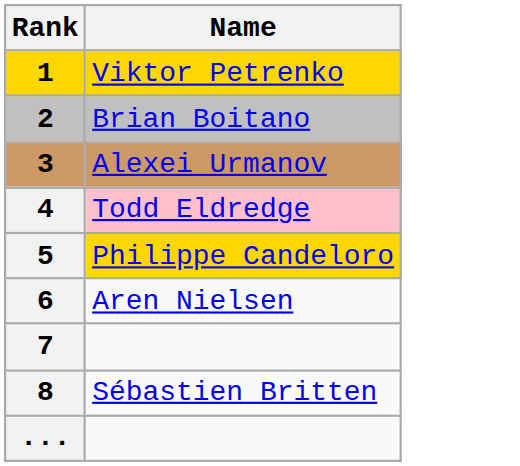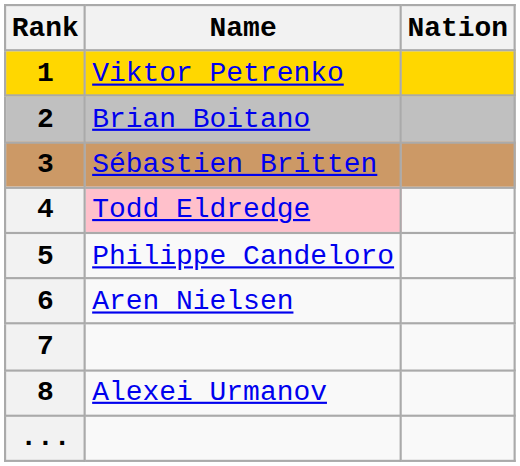+ column: (458, 28)
(210, 165) Alexei Urmanov -> (235, 165) Sébastien Britten
(243, 256) gold background -> (243, 256) no background
(235, 392) Sébastien Britten -> (210, 392) Alexei Urmanov
